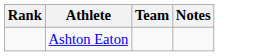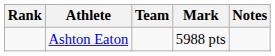+ column: (201, 16)
